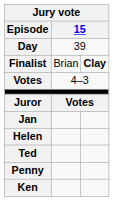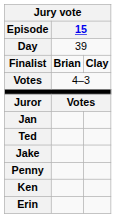(66, 64) normal -> (67, 64) bold
- row: (28, 136)
+ row: (28, 153)
+ row: (28, 204)
